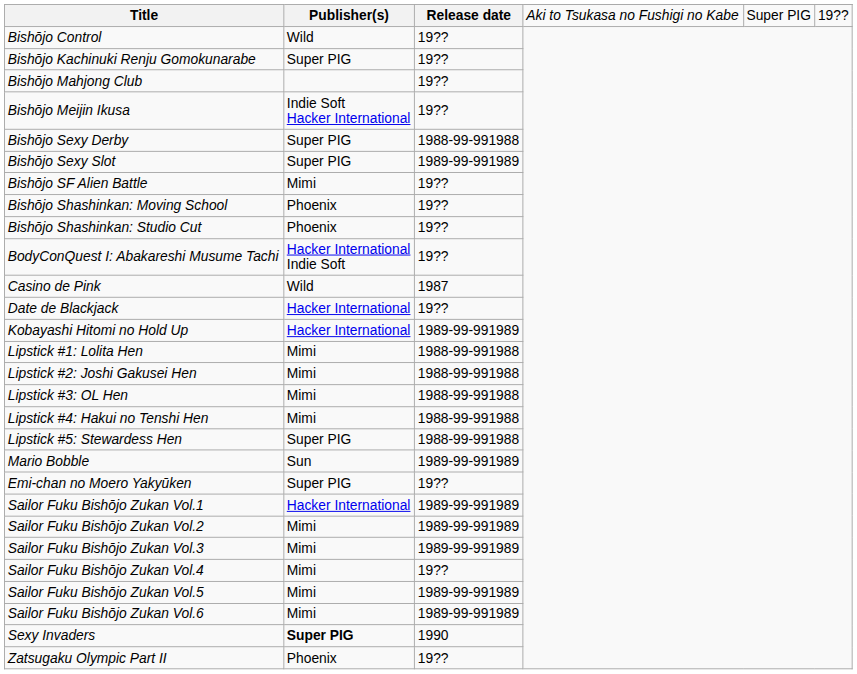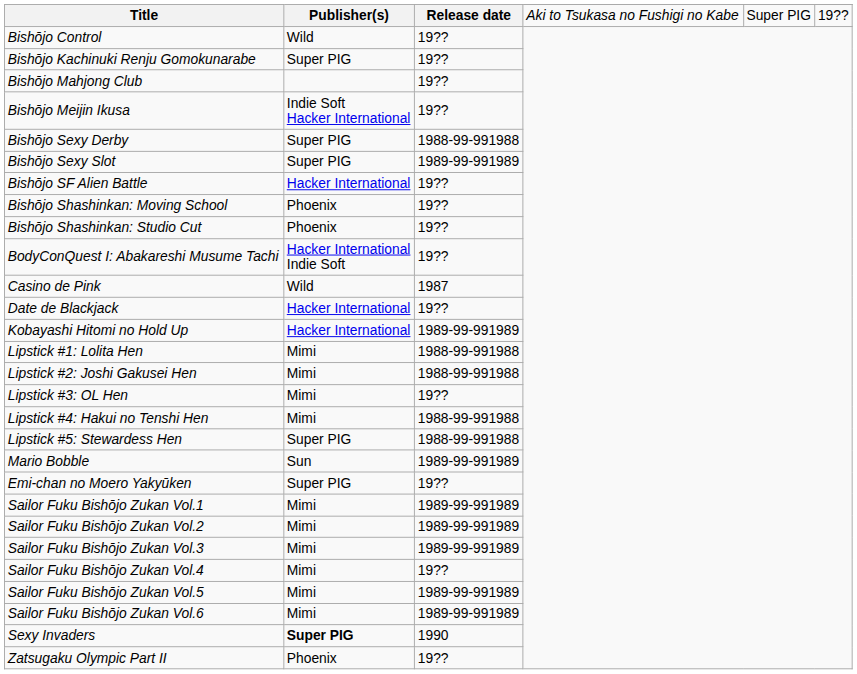(301, 184) Mimi -> (349, 184) Hacker International
(468, 396) 1988-99-991988 -> (433, 396) 19??
(349, 505) Hacker International -> (301, 505) Mimi
